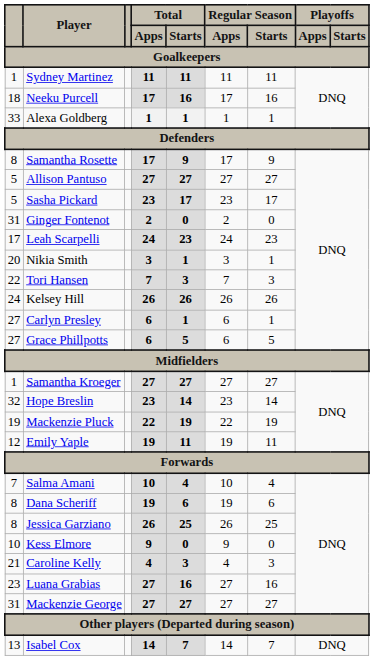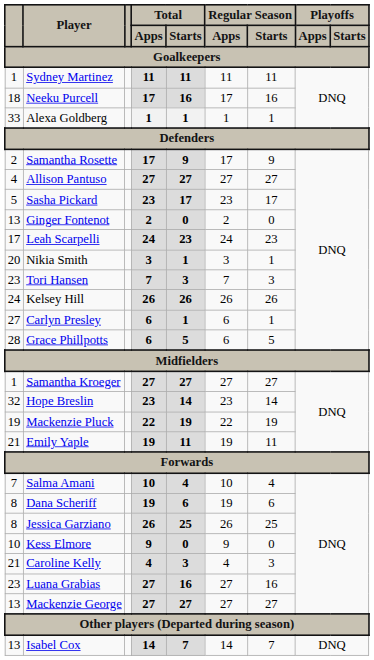(14, 159) 8 -> (14, 159) 2
(14, 179) 5 -> (14, 179) 4
(14, 219) 31 -> (14, 219) 13
(14, 279) 22 -> (14, 279) 23
(14, 340) 27 -> (14, 340) 28
(14, 441) 12 -> (14, 441) 21
(14, 603) 31 -> (14, 603) 13
